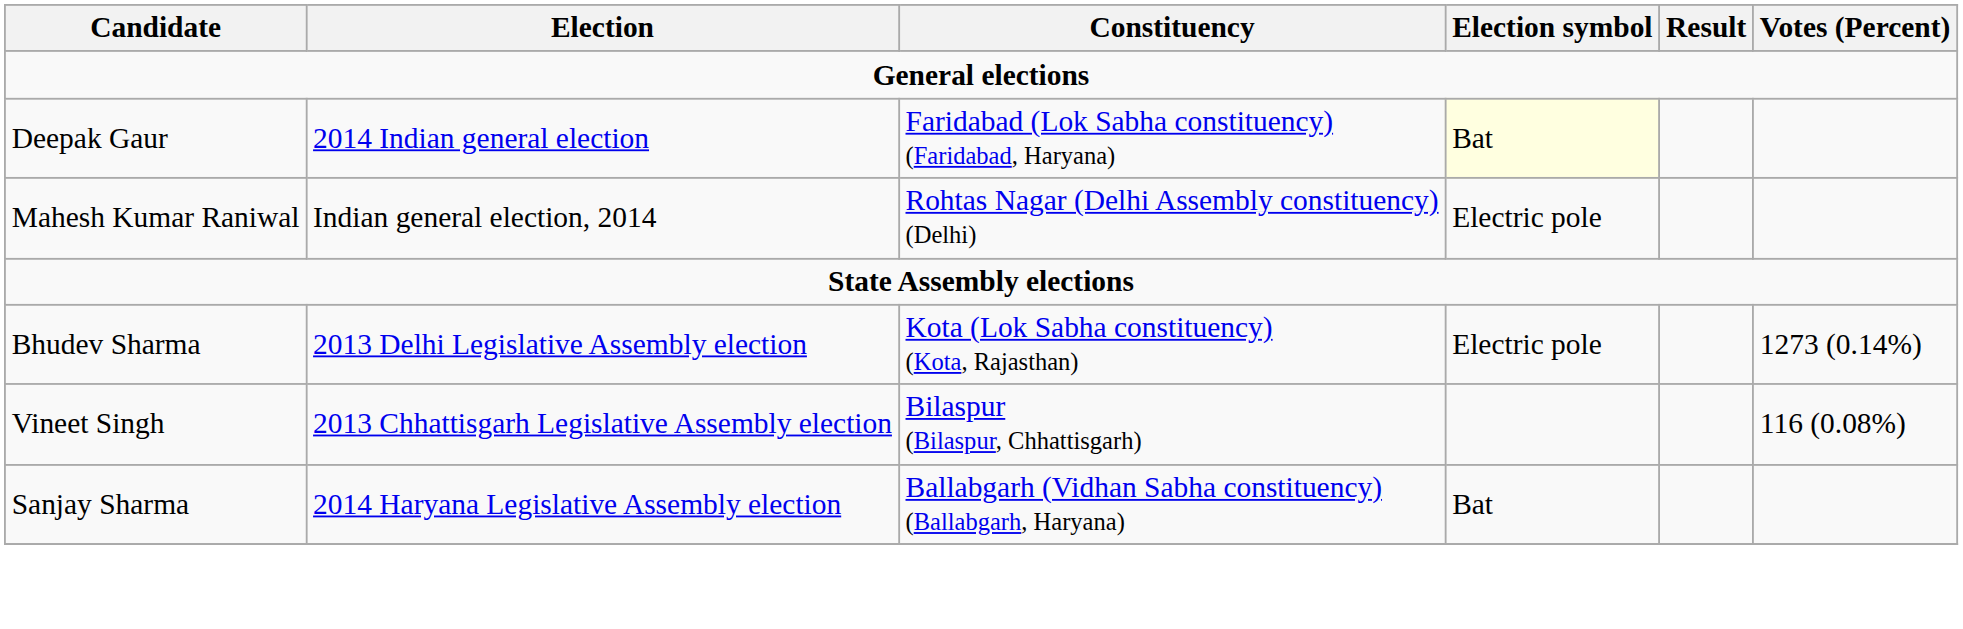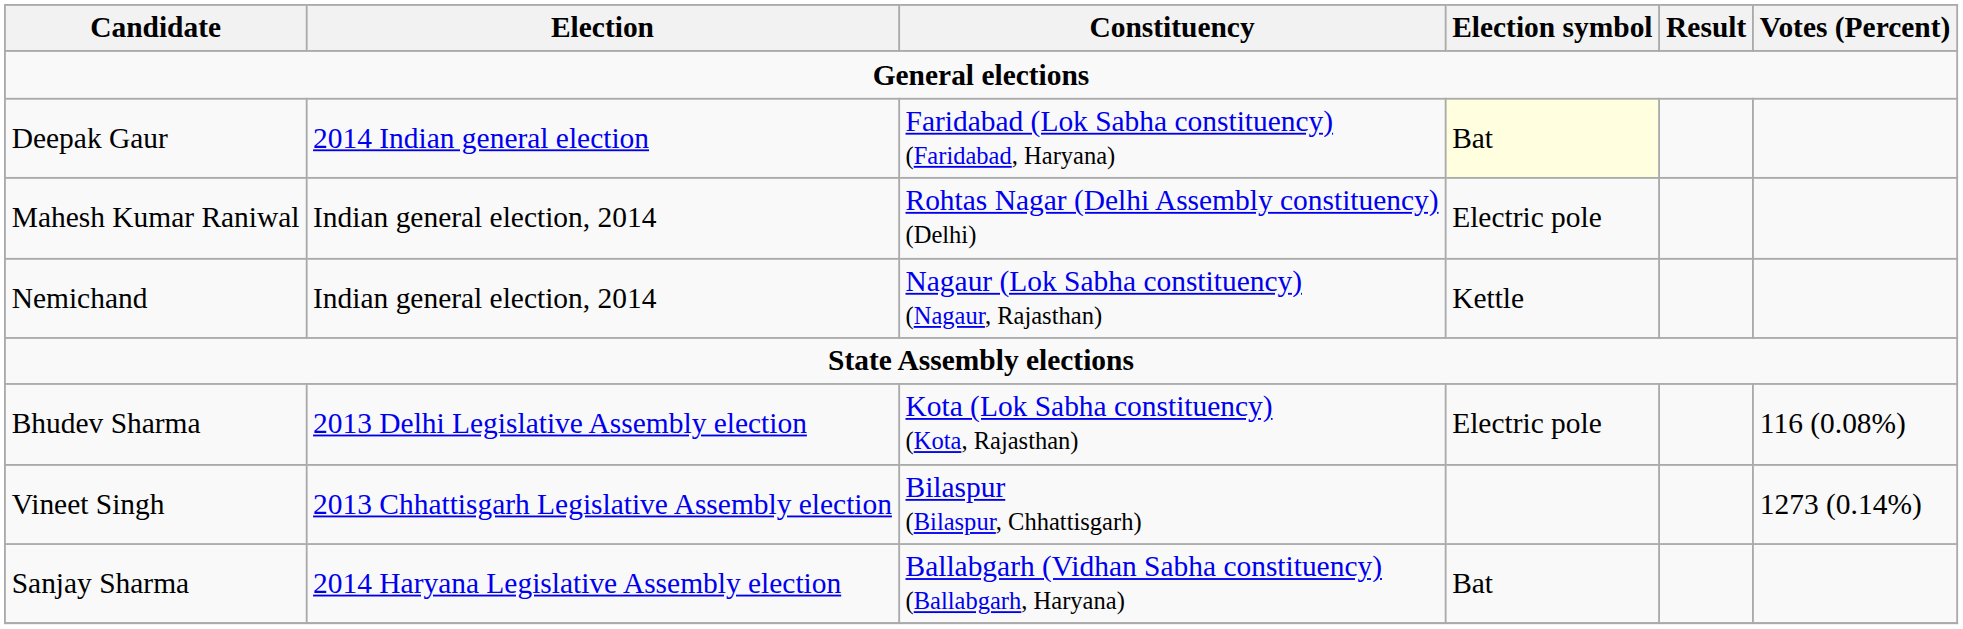+ row: (80, 297)
(1841, 344) 1273 (0.14%) -> (1833, 423) 116 (0.08%)
(1833, 423) 116 (0.08%) -> (1841, 503) 1273 (0.14%)
